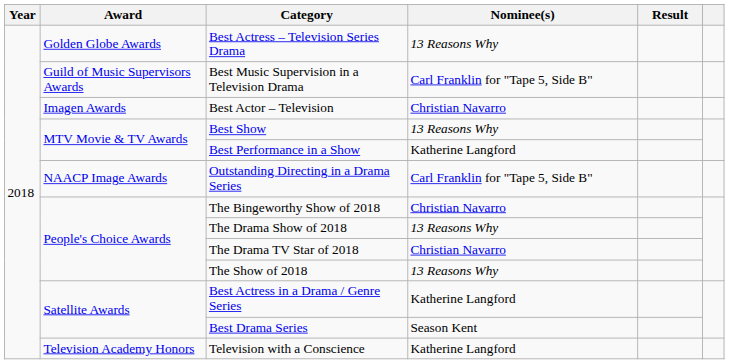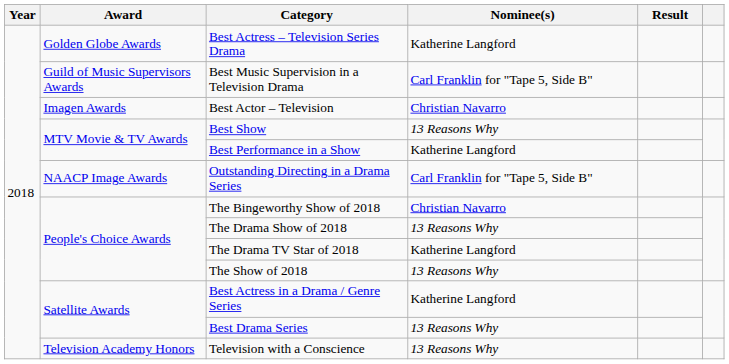(454, 43) 13 Reasons Why -> (463, 43) Katherine Langford
(458, 249) Christian Navarro -> (463, 249) Katherine Langford
(444, 327) Season Kent -> (454, 327) 13 Reasons Why
(463, 348) Katherine Langford -> (454, 348) 13 Reasons Why
